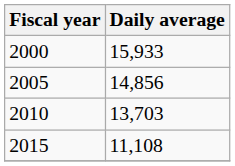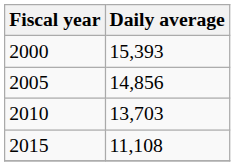(137, 51) 15,933 -> (137, 51) 15,393
